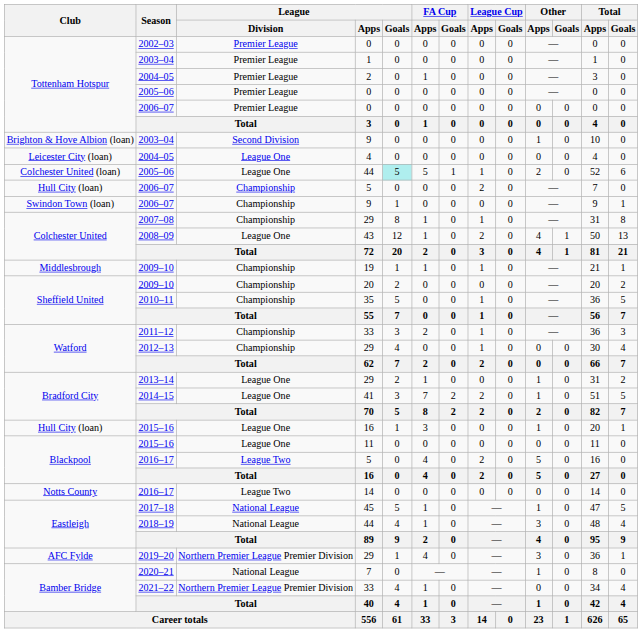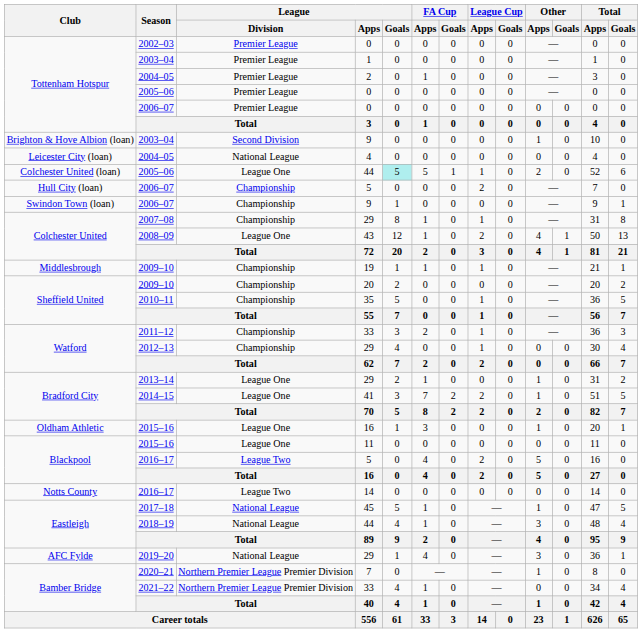(266, 156) League One -> (266, 156) National League
(70, 428) Hull City (loan) -> (70, 428) Oldham Athletic
(266, 556) Northern Premier League Premier Division -> (266, 556) National League
(266, 572) National League -> (266, 572) Northern Premier League Premier Division
